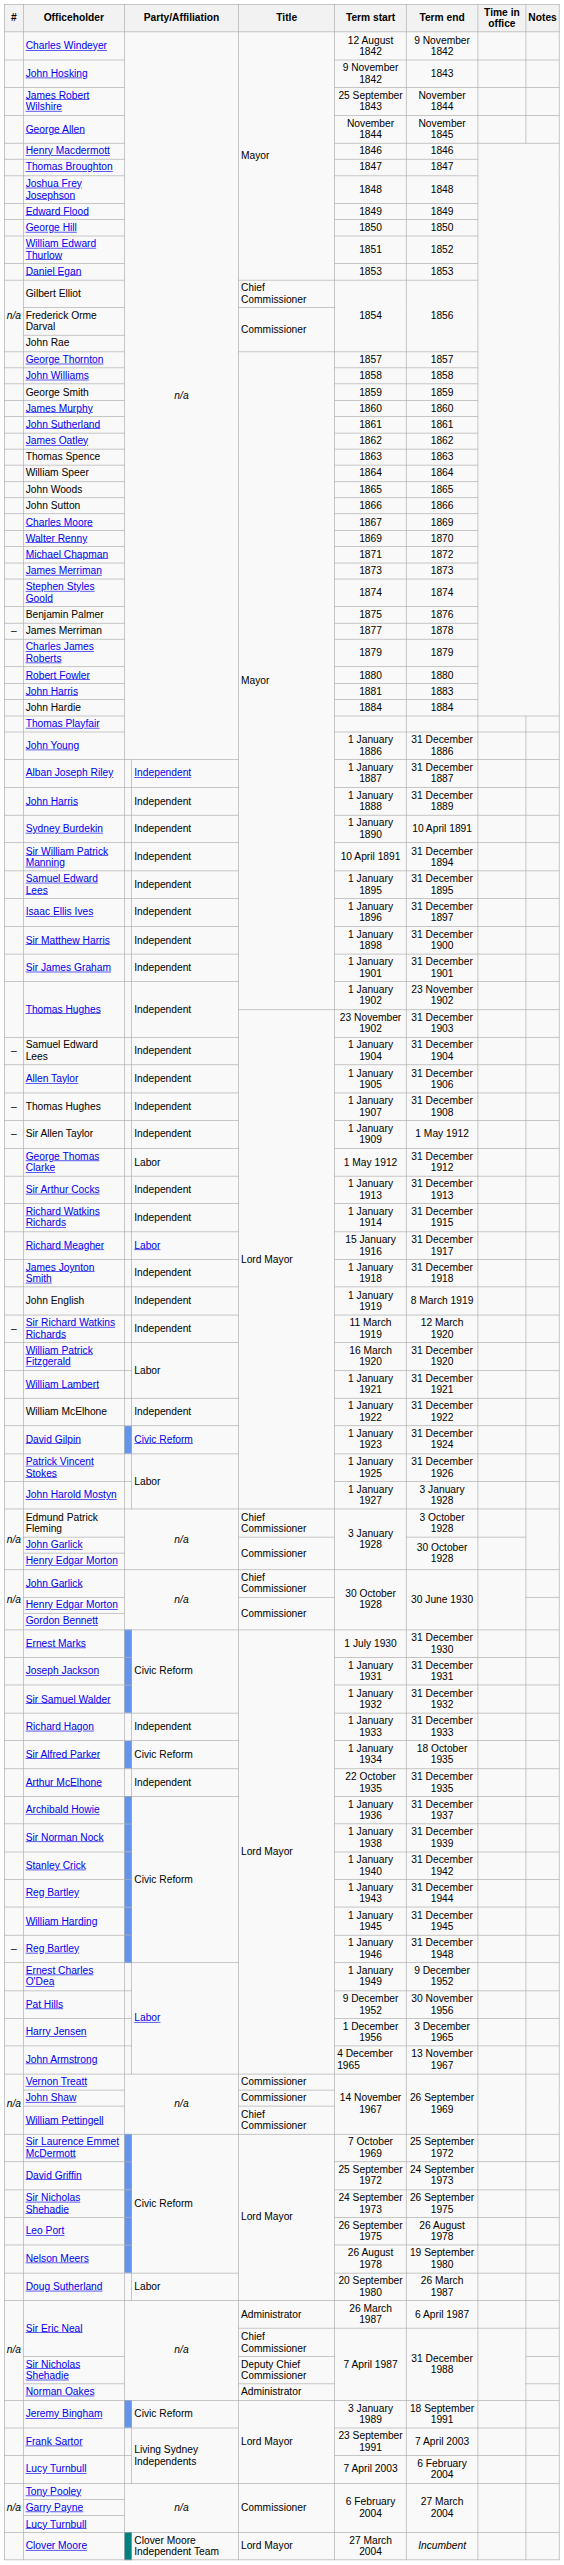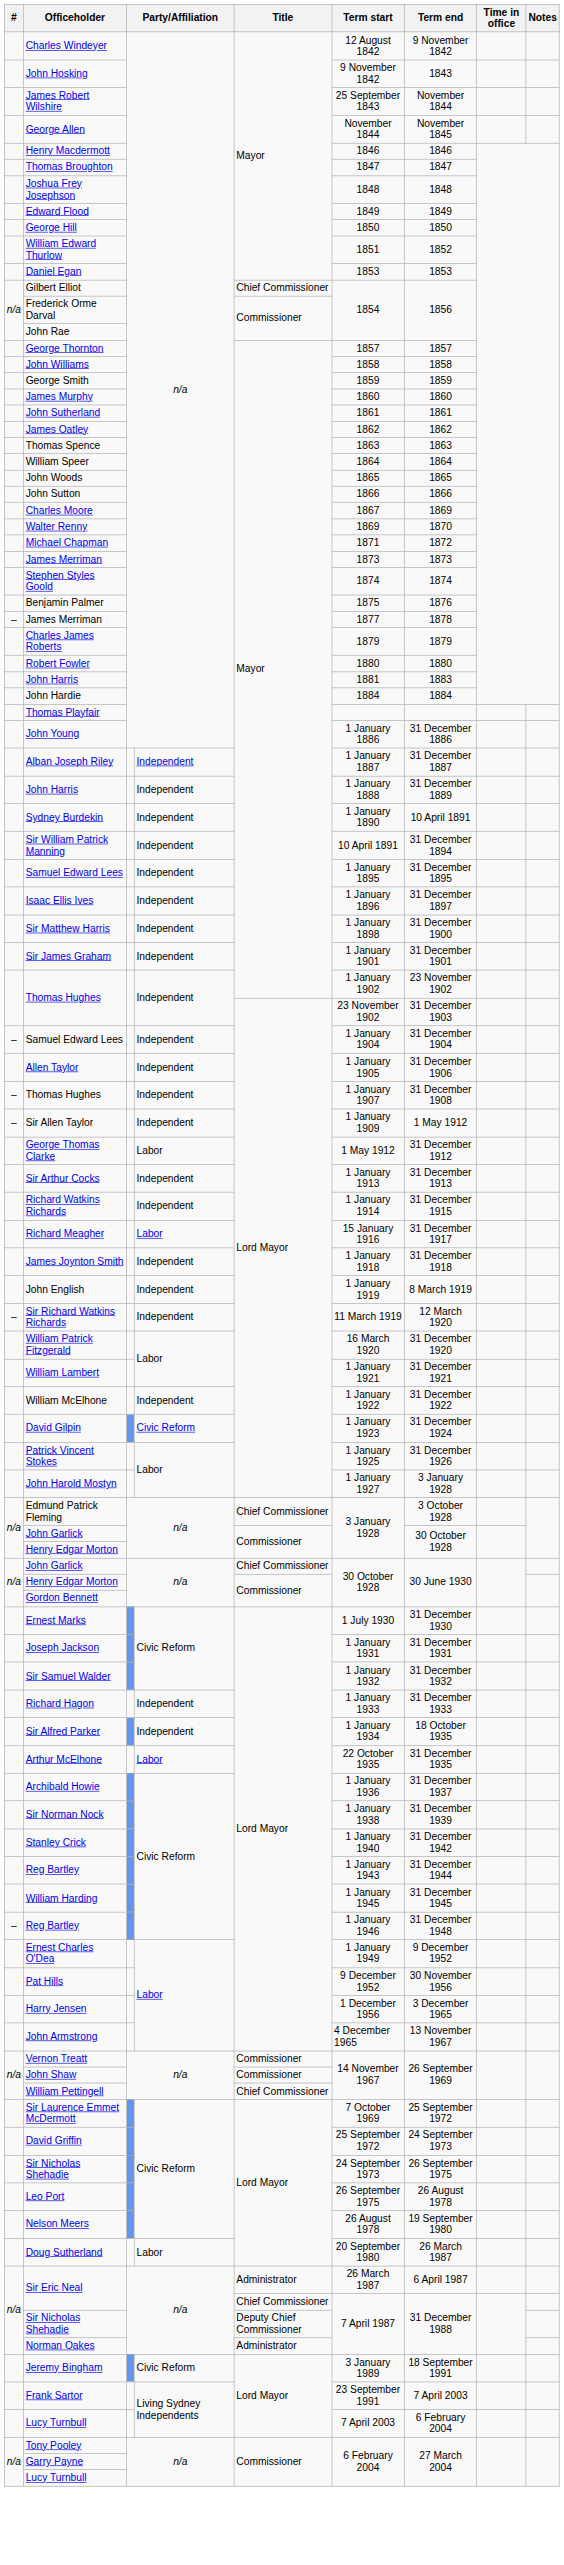(164, 1754) Civic Reform -> (165, 1731) Independent
(163, 1782) Independent -> (150, 1759) Labor
- row: (14, 2546)
